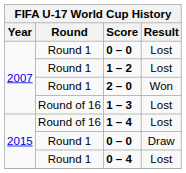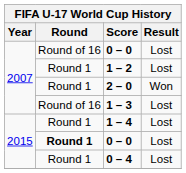(69, 50) Round 1 -> (69, 50) Round of 16
(69, 123) Round of 16 -> (69, 123) Round 1
(69, 141) normal -> (69, 141) bold
(161, 141) Draw -> (161, 141) Lost
